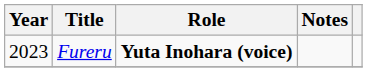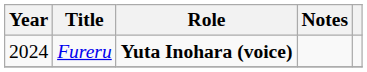(29, 50) 2023 -> (29, 50) 2024
